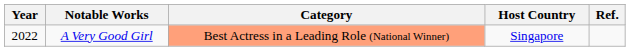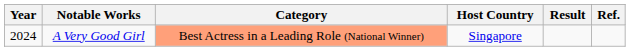+ column: (568, 14)
(25, 35) 2022 -> (23, 35) 2024
